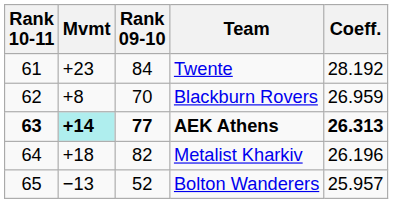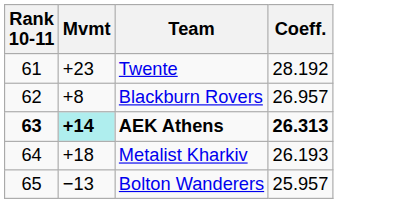- column: (142, 29)
(356, 97) 26.959 -> (300, 97) 26.957
(356, 155) 26.196 -> (300, 155) 26.193
